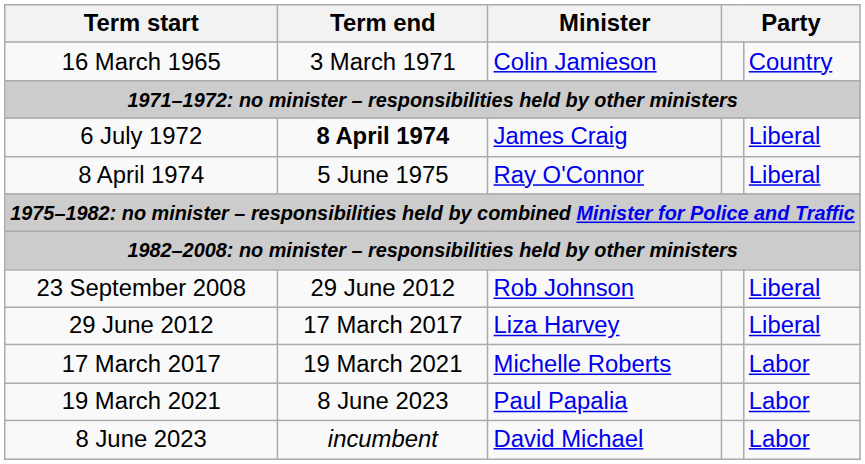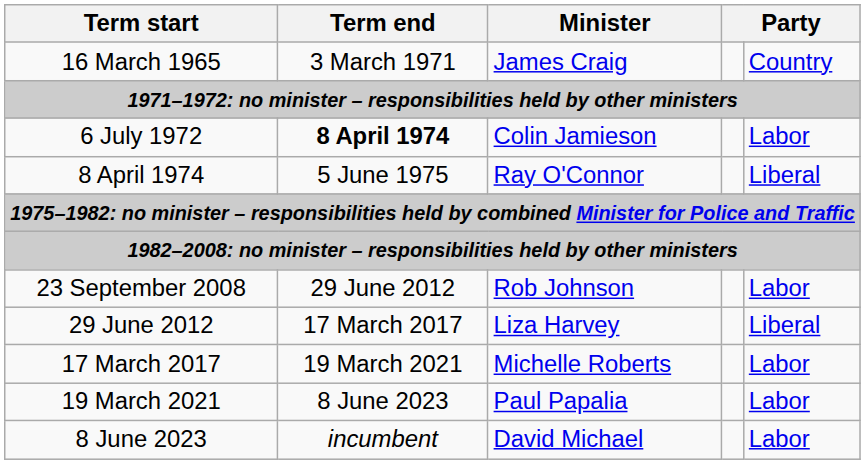(575, 61) Colin Jamieson -> (561, 61) James Craig
(561, 136) James Craig -> (575, 136) Colin Jamieson
(785, 136) Liberal -> (779, 136) Labor
(785, 288) Liberal -> (779, 288) Labor
